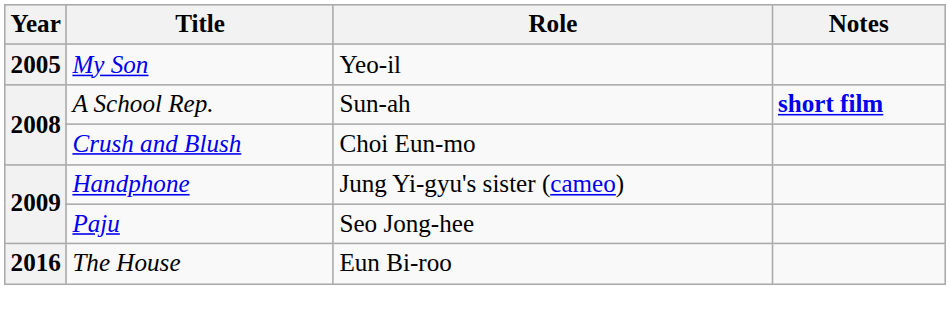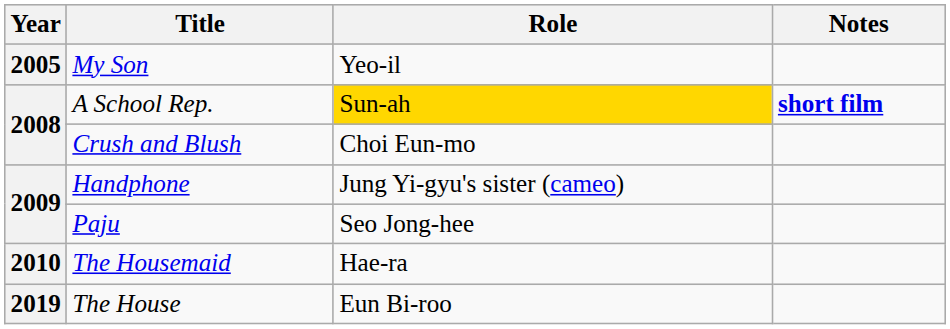(375, 104) no background -> (375, 104) gold background
+ row: (152, 263)
(36, 263) 2016 -> (36, 303) 2019
